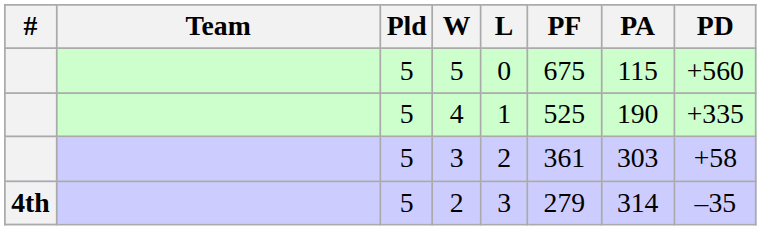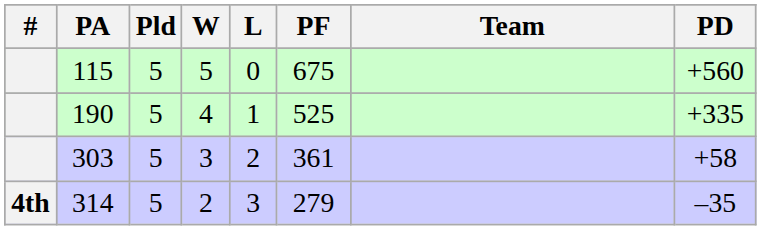columns swapped: (218, 26) <-> (638, 26)
